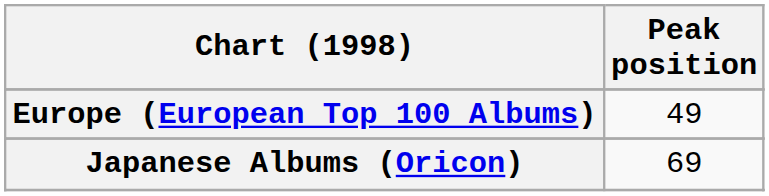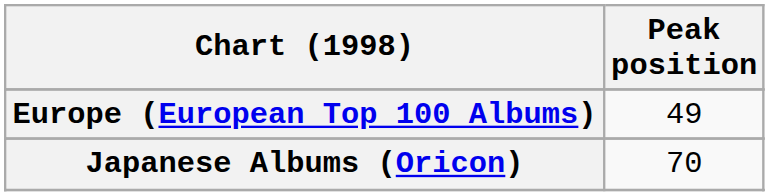(684, 164) 69 -> (684, 164) 70
